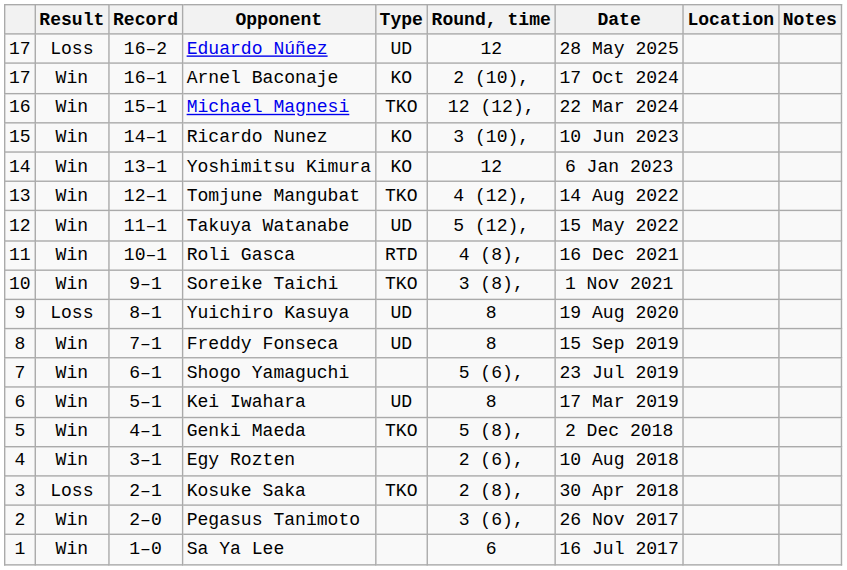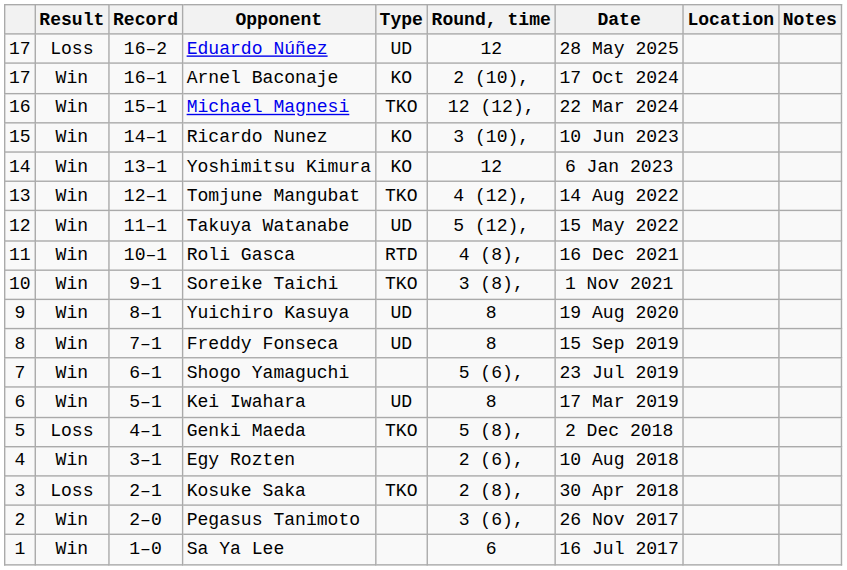(72, 314) Loss -> (72, 314) Win
(72, 432) Win -> (72, 432) Loss
